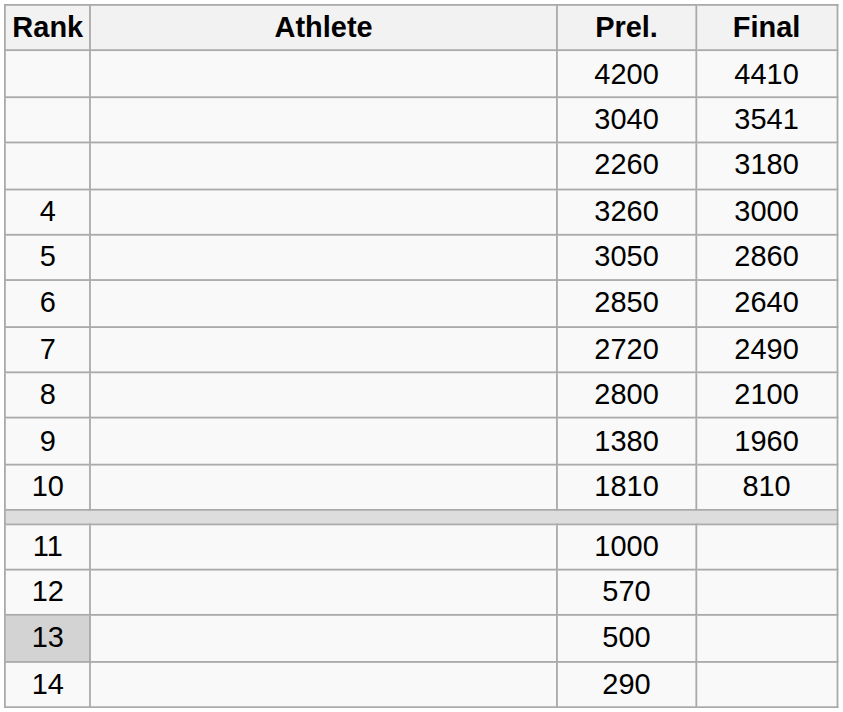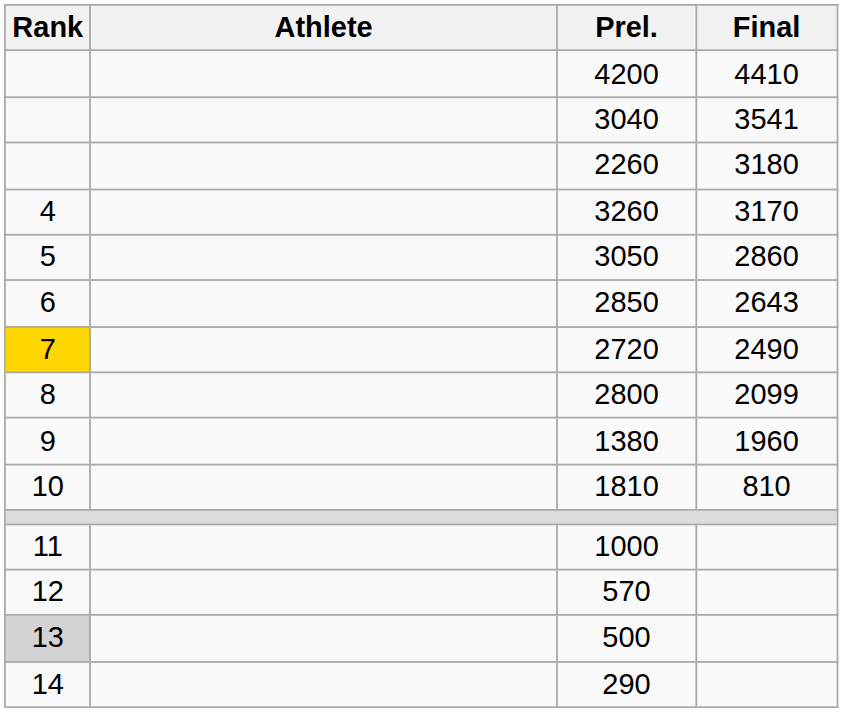(767, 211) 3000 -> (767, 211) 3170
(767, 303) 2640 -> (767, 303) 2643
(48, 348) no background -> (48, 348) gold background
(767, 394) 2100 -> (767, 394) 2099
